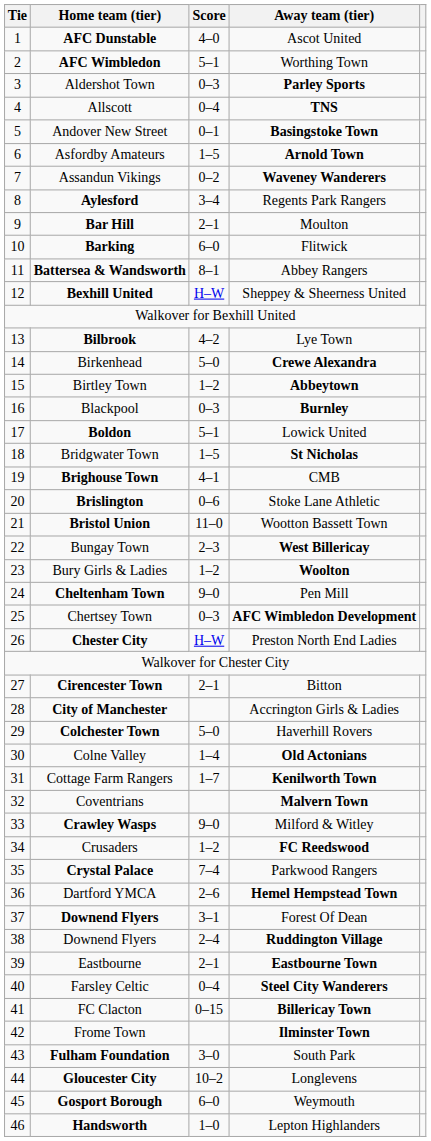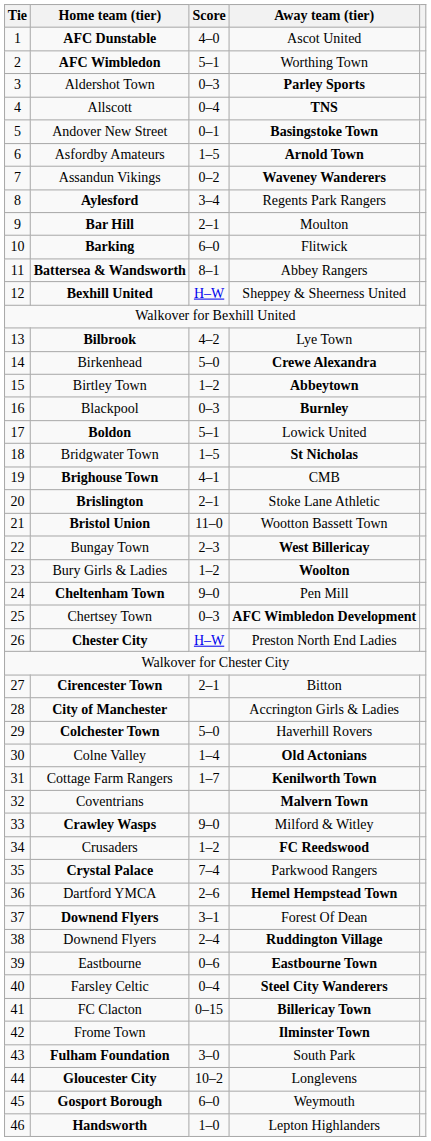(209, 500) 0–6 -> (209, 500) 2–1
(209, 963) 2–1 -> (209, 963) 0–6
